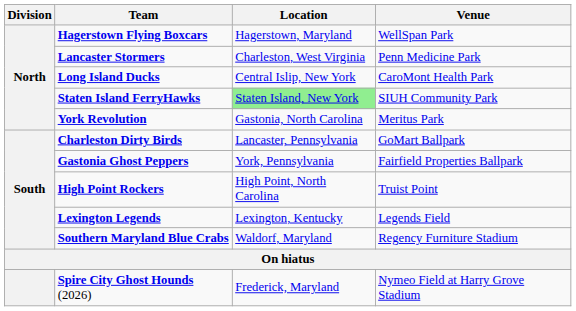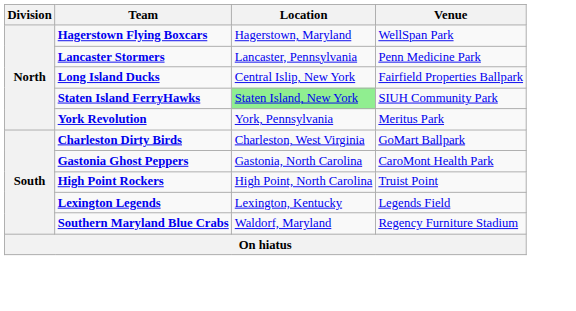(300, 56) Charleston, West Virginia -> (296, 56) Lancaster, Pennsylvania
(436, 77) CaroMont Health Park -> (451, 77) Fairfield Properties Ballpark
(299, 118) Gastonia, North Carolina -> (284, 118) York, Pennsylvania
(296, 139) Lancaster, Pennsylvania -> (300, 139) Charleston, West Virginia
(284, 160) York, Pennsylvania -> (298, 160) Gastonia, North Carolina
(450, 160) Fairfield Properties Ballpark -> (436, 160) CaroMont Health Park
- row: (126, 287)
